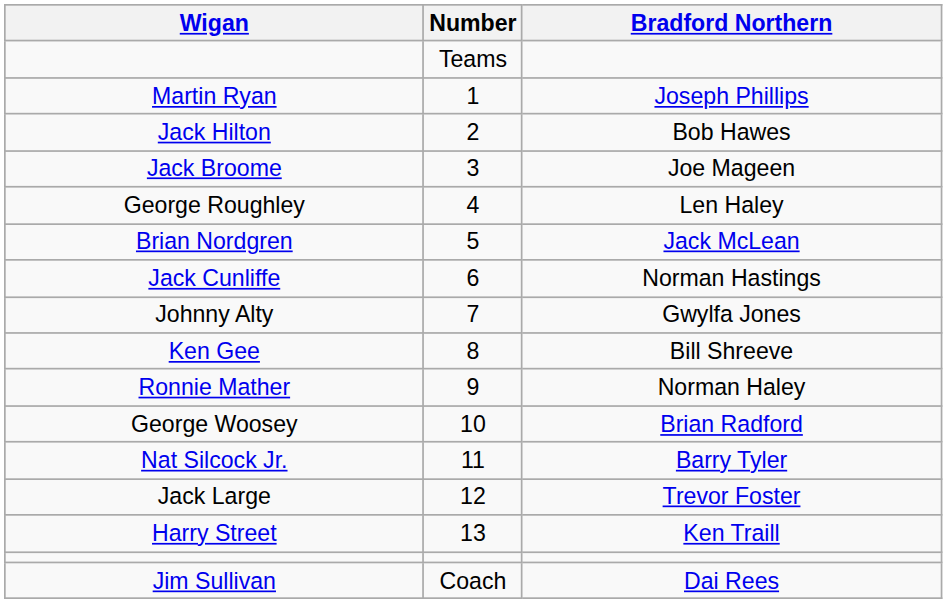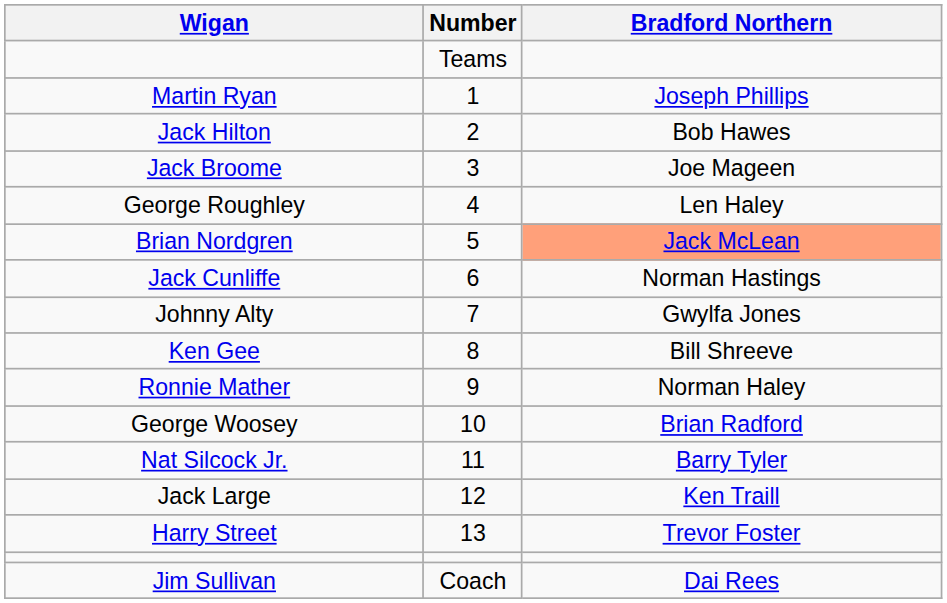(732, 241) no background -> (732, 241) lightsalmon background
(732, 496) Trevor Foster -> (732, 496) Ken Traill
(732, 533) Ken Traill -> (732, 533) Trevor Foster
